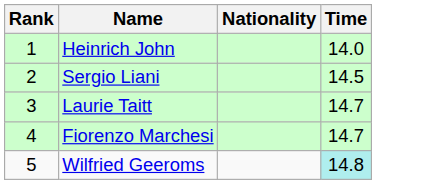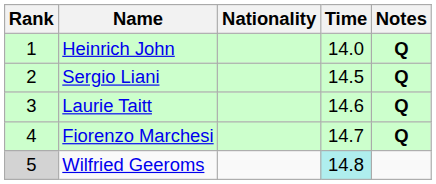+ column: (401, 19)
(346, 106) 14.7 -> (346, 106) 14.6
(31, 164) no background -> (31, 164) lightgrey background
